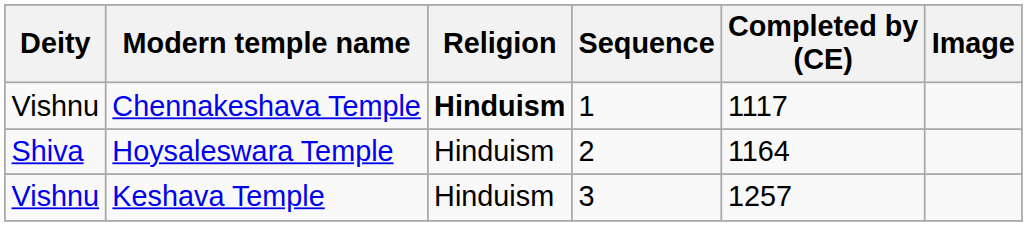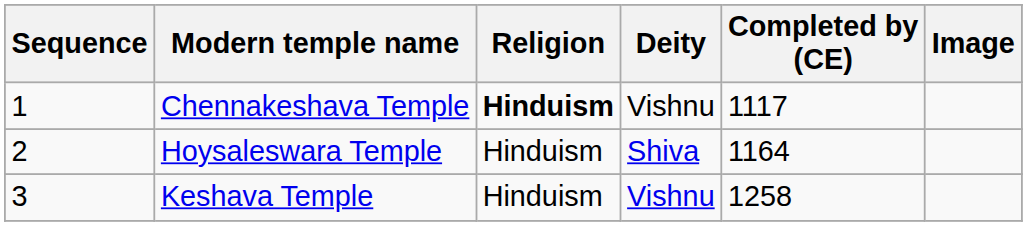columns swapped: (647, 43) <-> (55, 43)
(760, 196) 1257 -> (760, 196) 1258
